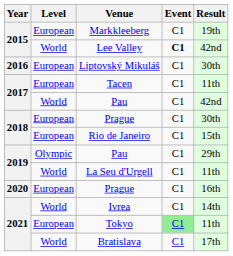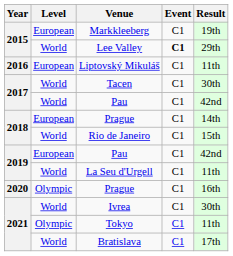(211, 48) 42nd -> (211, 48) 29th
(211, 66) 30th -> (211, 66) 11th
(54, 83) European -> (54, 83) World
(211, 83) 11th -> (211, 83) 30th
(211, 119) 30th -> (211, 119) 14th
(54, 136) European -> (54, 136) World
(54, 154) Olympic -> (54, 154) European
(211, 154) 29th -> (211, 154) 42nd
(54, 189) European -> (54, 189) Olympic
(211, 207) 14th -> (211, 207) 30th
(54, 224) European -> (54, 224) Olympic
(178, 224) lightgreen background -> (178, 224) no background
